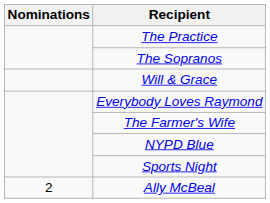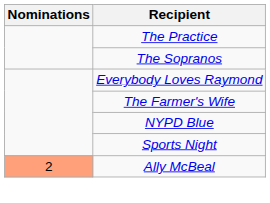- row: (179, 79)
(49, 187) no background -> (49, 166) lightsalmon background
